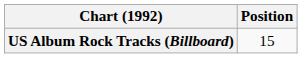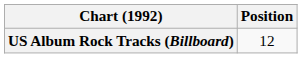(267, 40) 15 -> (267, 40) 12
